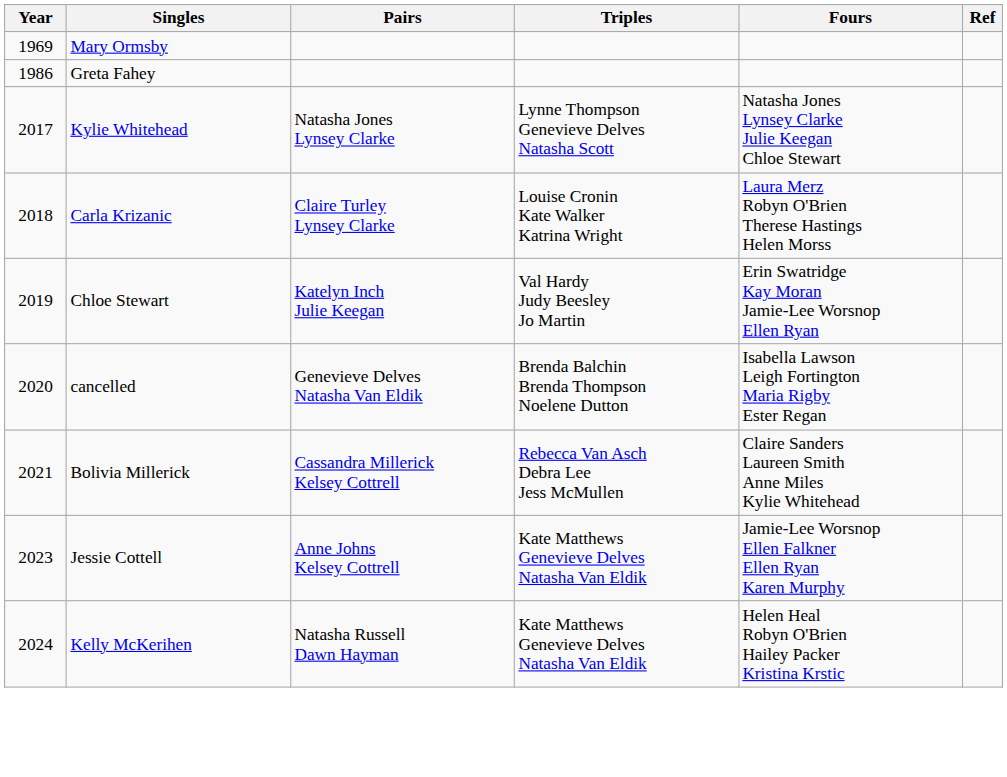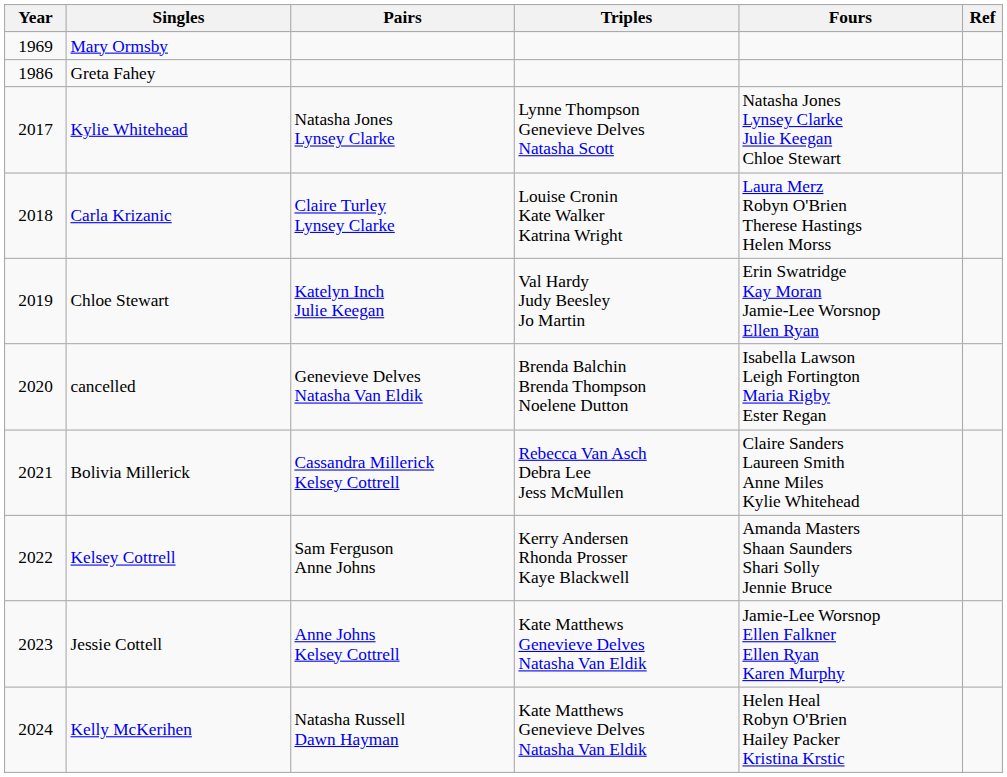+ row: (123, 558)
